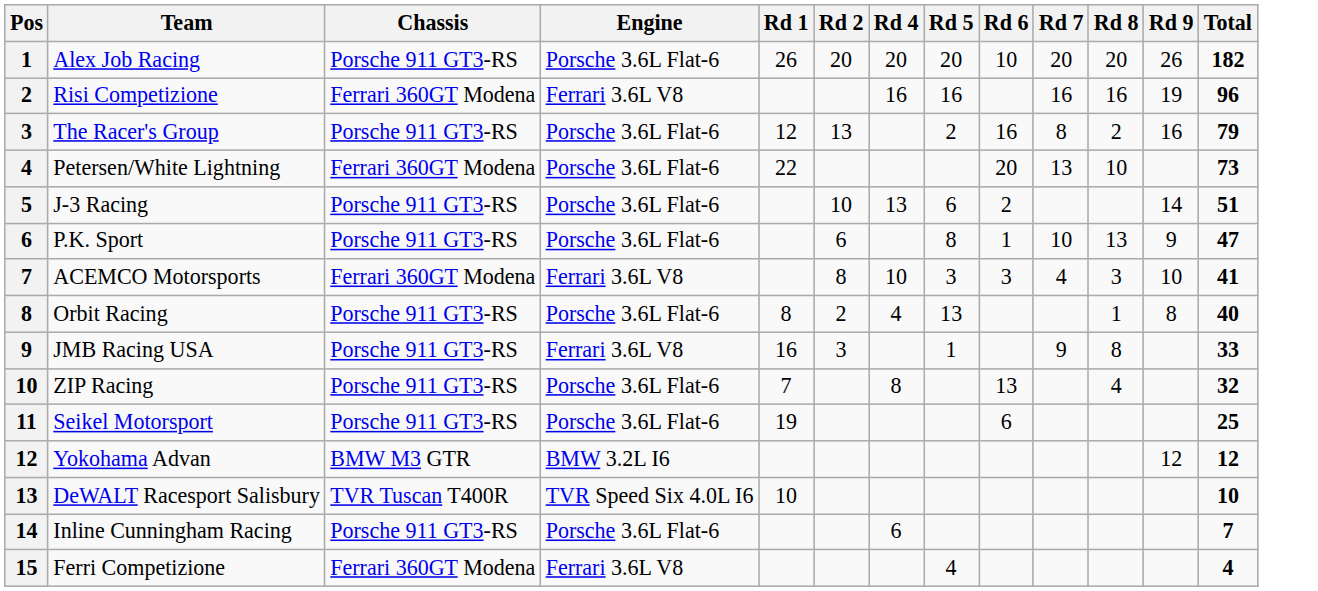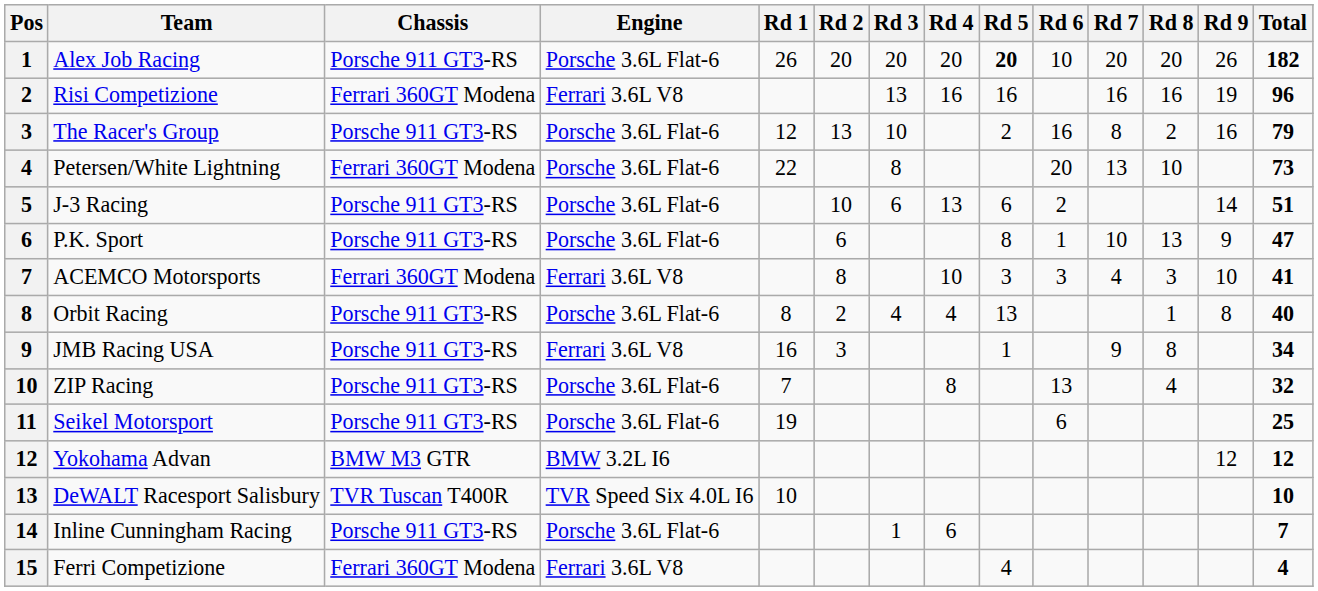+ column: (896, 23)
(951, 59) normal -> (1006, 59) bold
(1228, 350) 33 -> (1283, 350) 34
